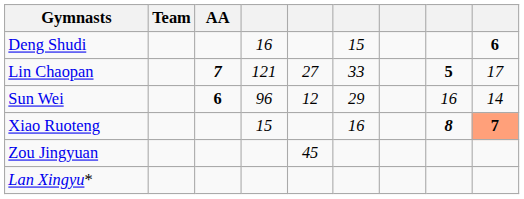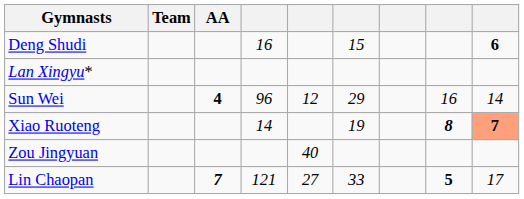rows swapped: (51, 72) <-> (50, 180)
(218, 99) 6 -> (218, 99) 4
(264, 126) 15 -> (264, 126) 14
(356, 126) 16 -> (356, 126) 19
(310, 153) 45 -> (310, 153) 40
